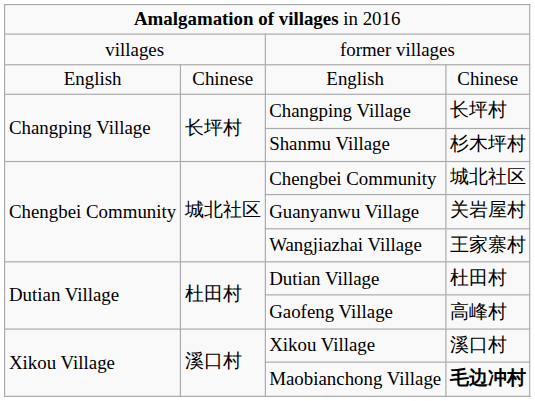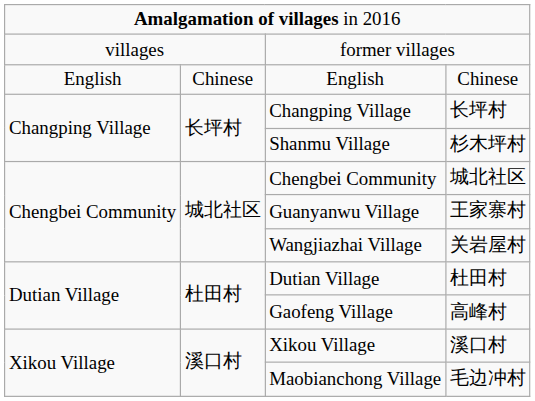(488, 210) 关岩屋村 -> (488, 210) 王家寨村
(488, 244) 王家寨村 -> (488, 244) 关岩屋村
(488, 378) bold -> (488, 378) normal
